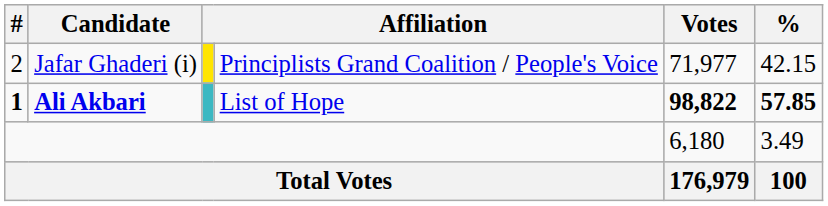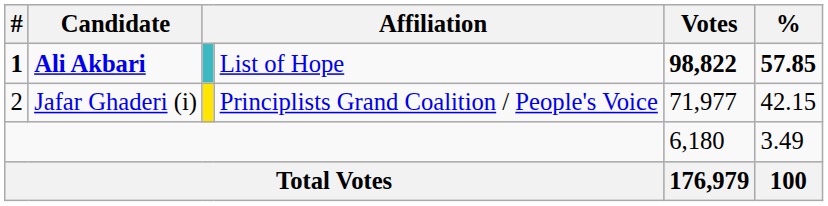rows swapped: (90, 102) <-> (116, 63)
